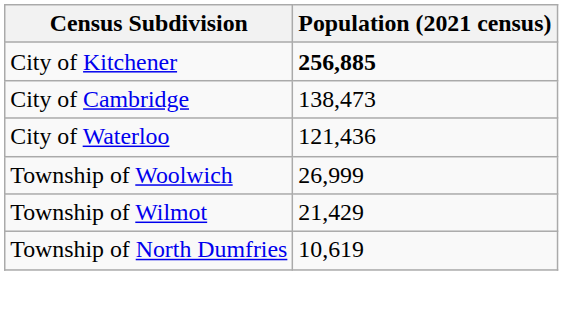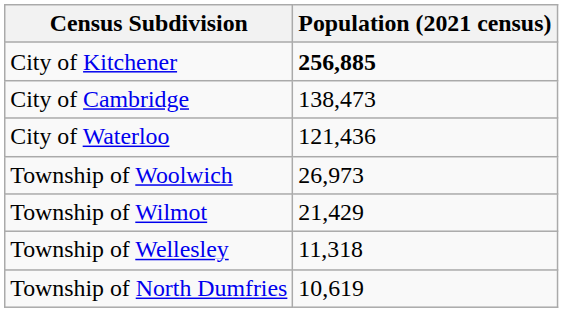(331, 174) 26,999 -> (331, 174) 26,973
+ row: (119, 250)
